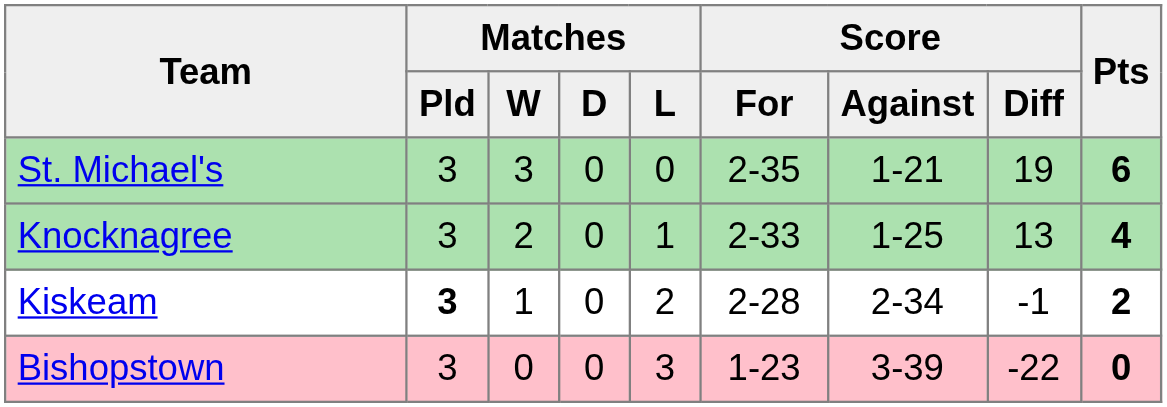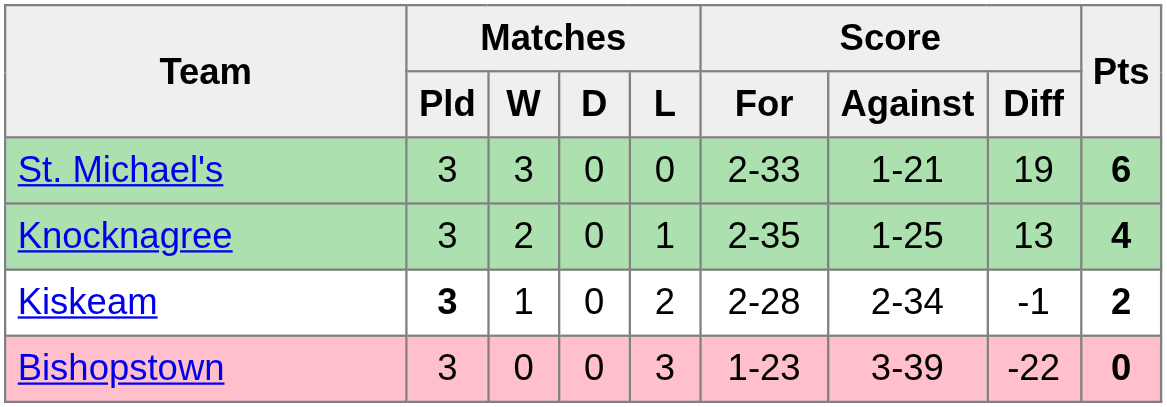(764, 169) 2-35 -> (764, 169) 2-33
(764, 235) 2-33 -> (764, 235) 2-35
